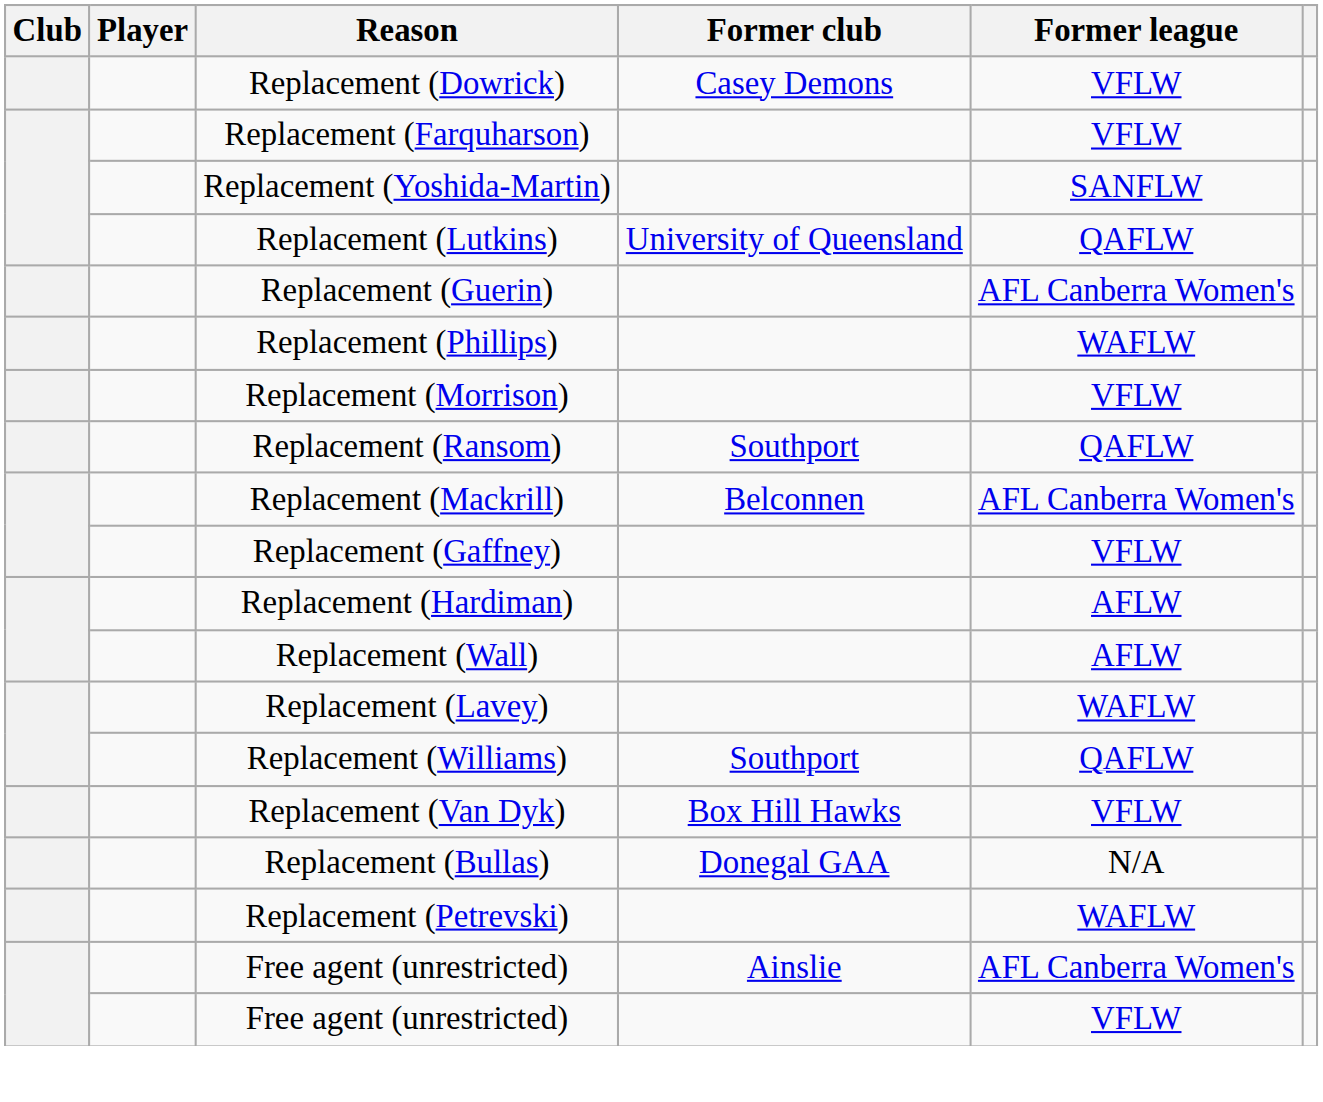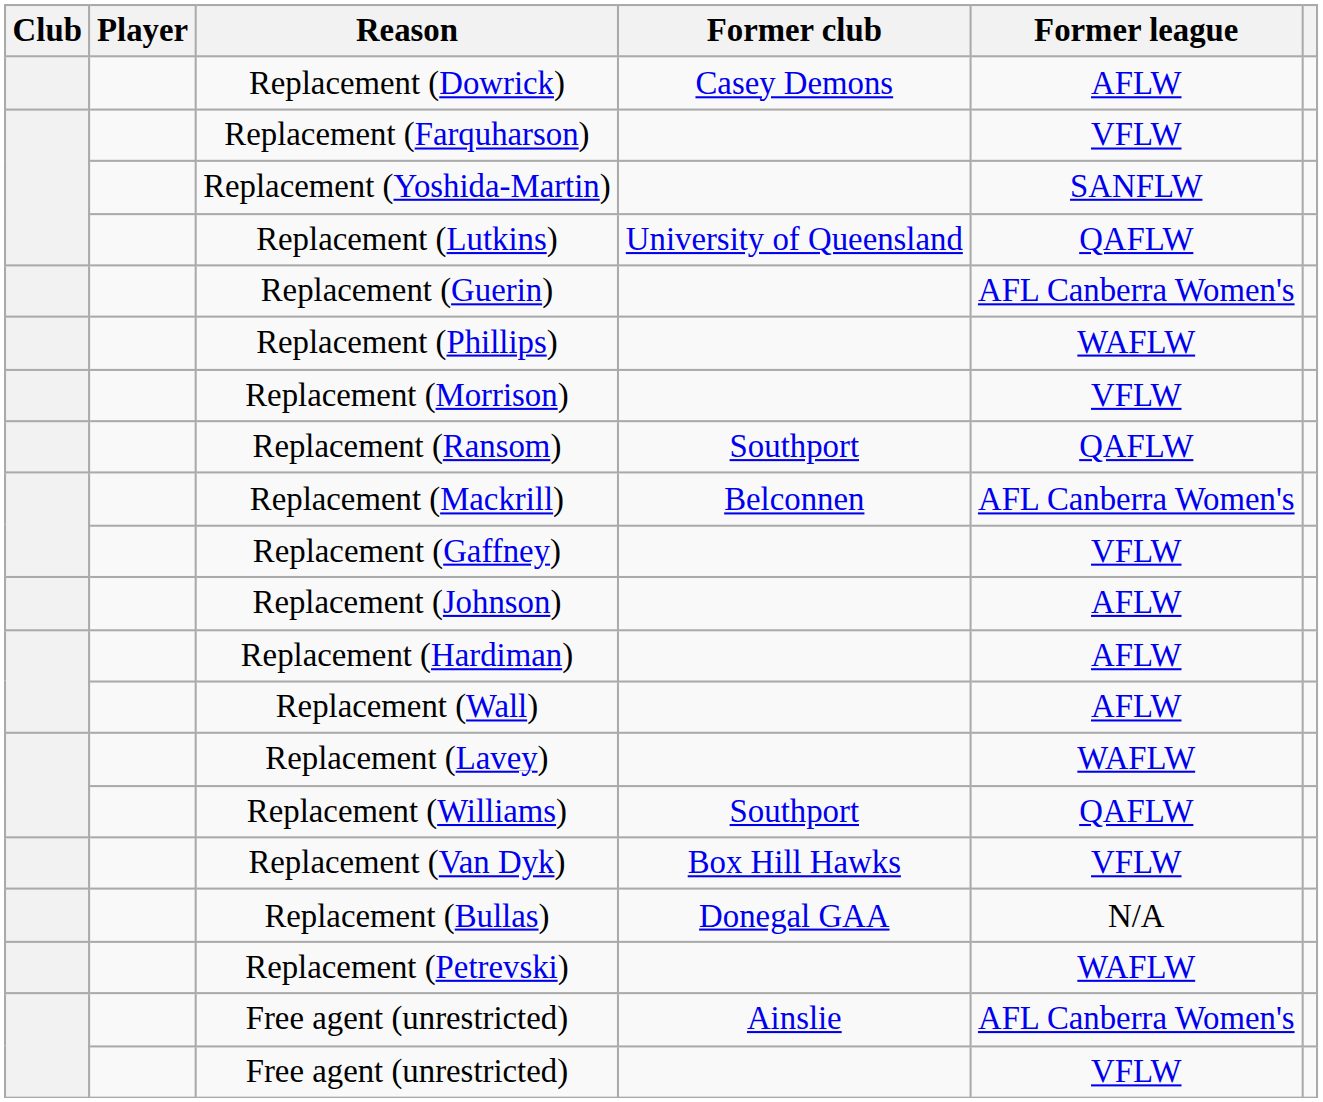(1136, 82) VFLW -> (1136, 82) AFLW
+ row: (407, 602)
